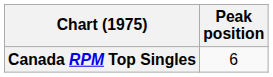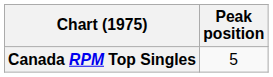(234, 59) 6 -> (234, 59) 5
